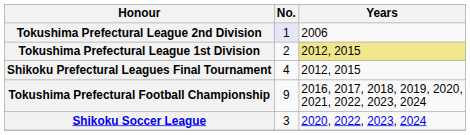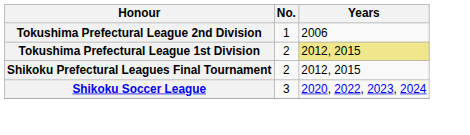(286, 32) lavender background -> (286, 32) no background
(286, 70) 4 -> (286, 70) 2
- row: (139, 95)
